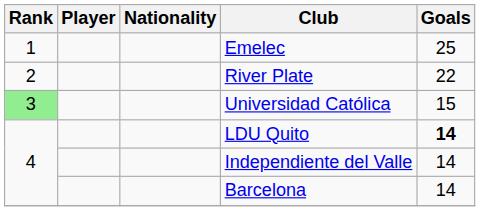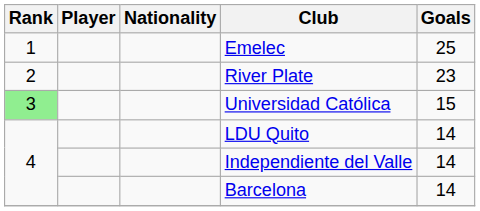(446, 76) 22 -> (446, 76) 23
(446, 133) bold -> (446, 133) normal
